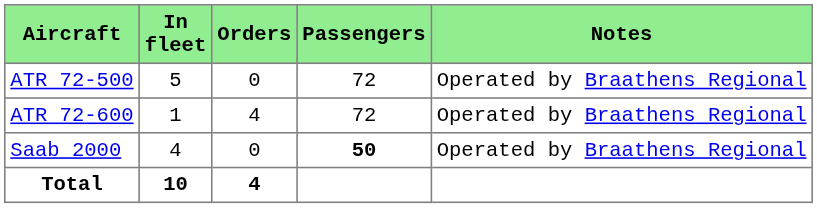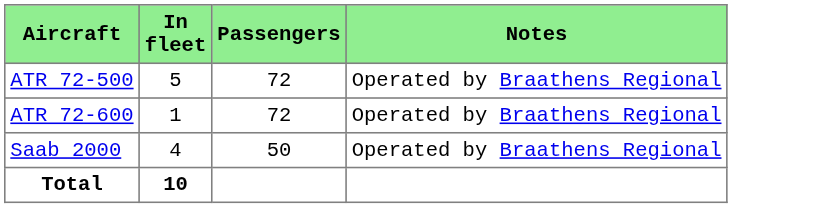- column: (254, 34)
(364, 150) bold -> (279, 150) normal
